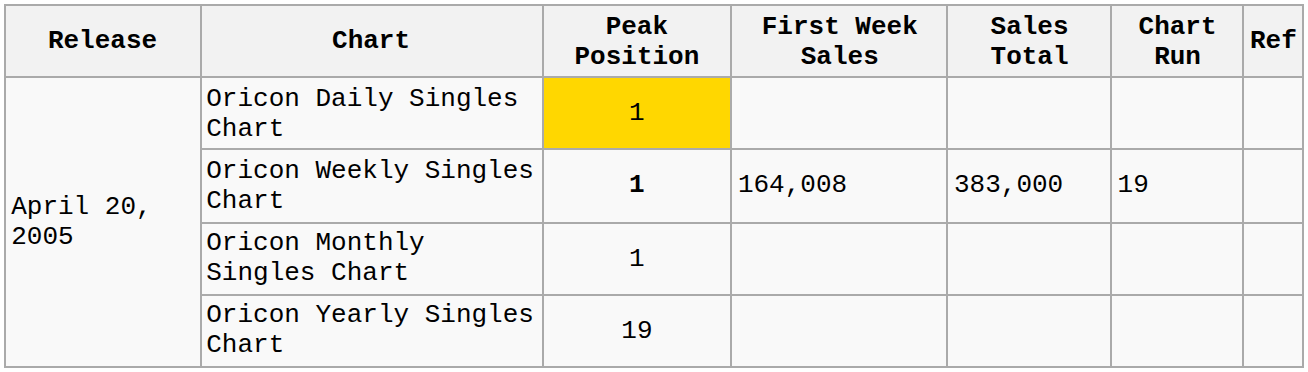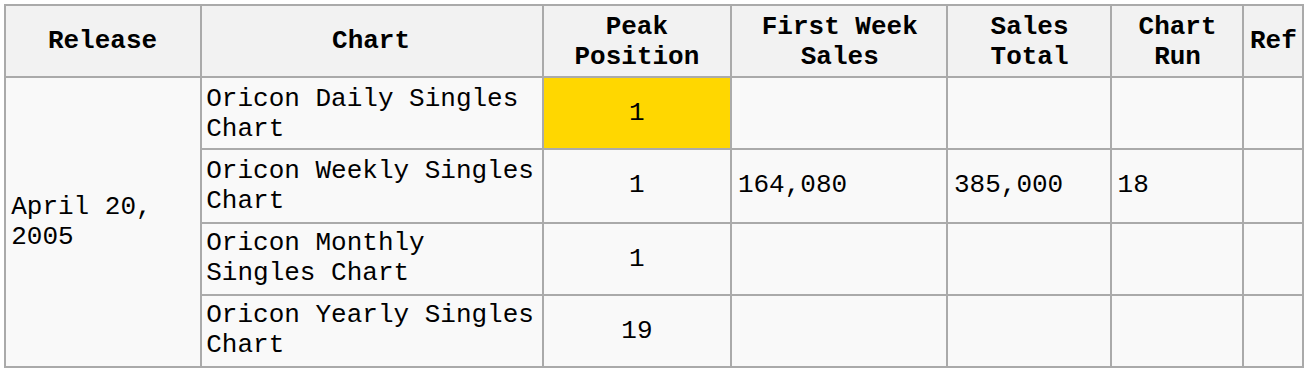(637, 186) bold -> (637, 186) normal
(793, 186) 164,008 -> (793, 186) 164,080
(1009, 186) 383,000 -> (1009, 186) 385,000
(1133, 186) 19 -> (1133, 186) 18
